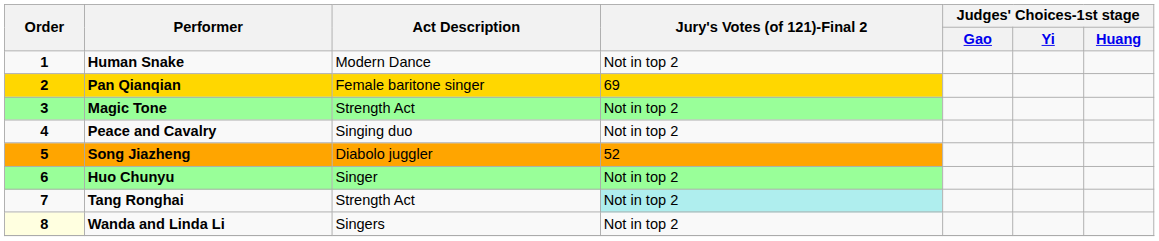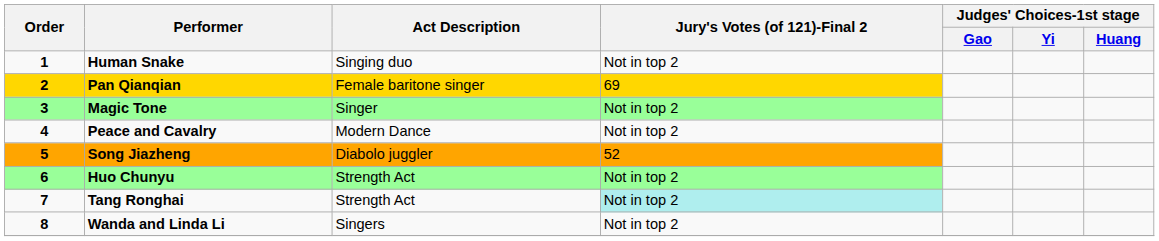(383, 62) Modern Dance -> (374, 62) Singing duo
(375, 108) Strength Act -> (356, 108) Singer
(374, 131) Singing duo -> (383, 131) Modern Dance
(356, 177) Singer -> (375, 177) Strength Act
(44, 223) lightyellow background -> (44, 223) no background
